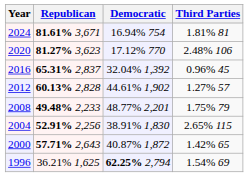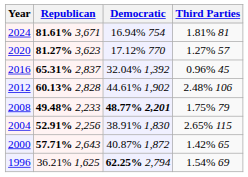(208, 51) 2.48% 106 -> (208, 51) 1.27% 57
(208, 88) 1.27% 57 -> (208, 88) 2.48% 106
(138, 106) normal -> (138, 106) bold
